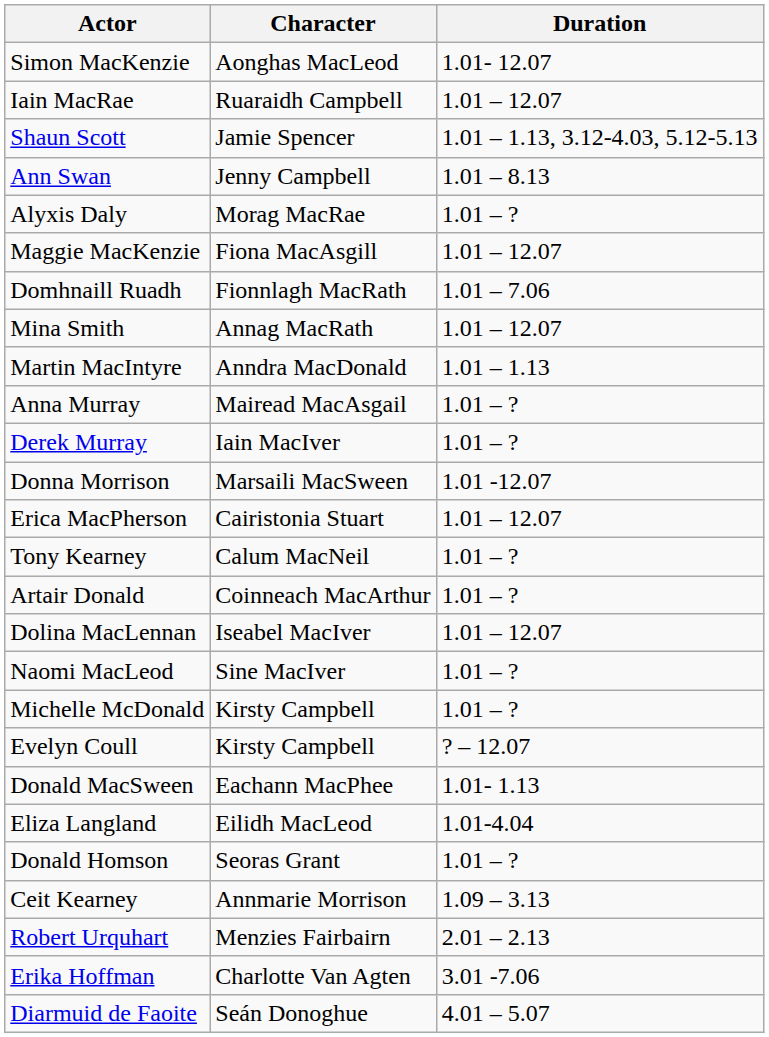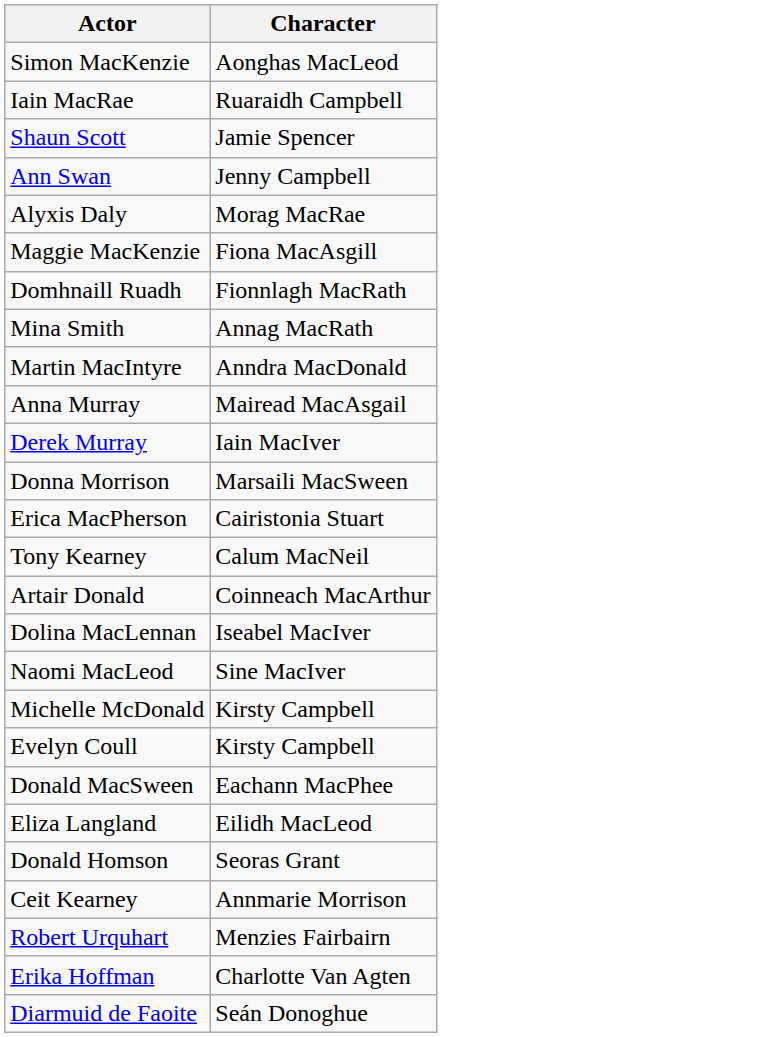- column: (600, 23)
